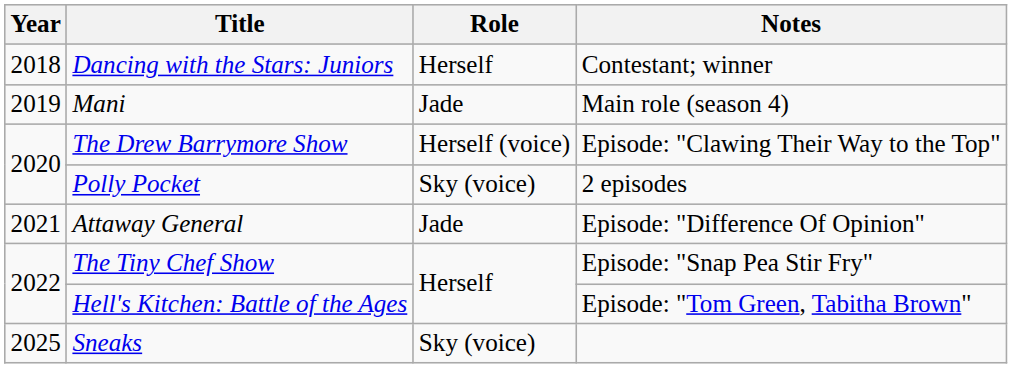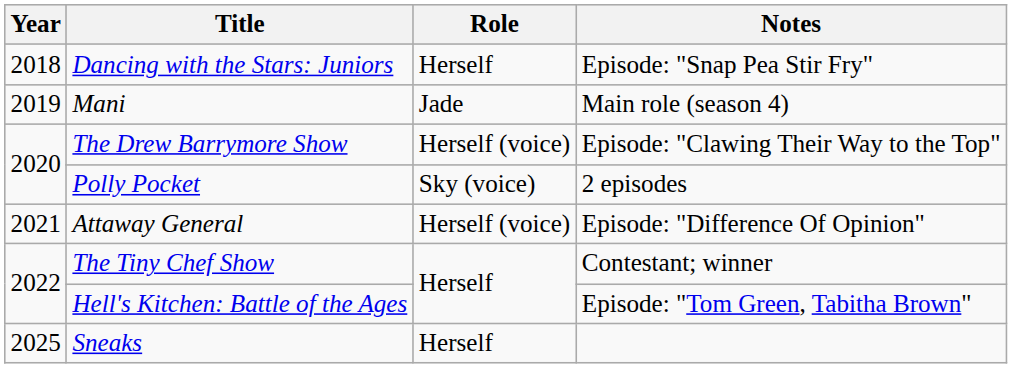(677, 64) Contestant; winner -> (727, 64) Episode: "Snap Pea Stir Fry"
(441, 223) Jade -> (495, 223) Herself (voice)
(727, 263) Episode: "Snap Pea Stir Fry" -> (677, 263) Contestant; winner
(477, 343) Sky (voice) -> (456, 343) Herself
